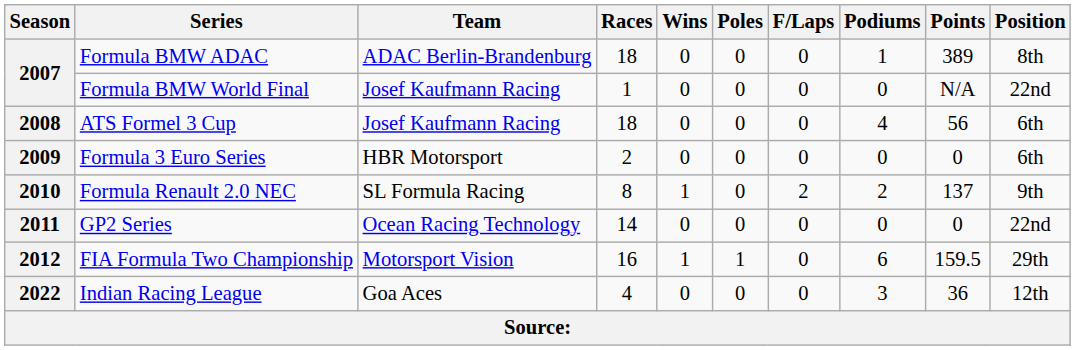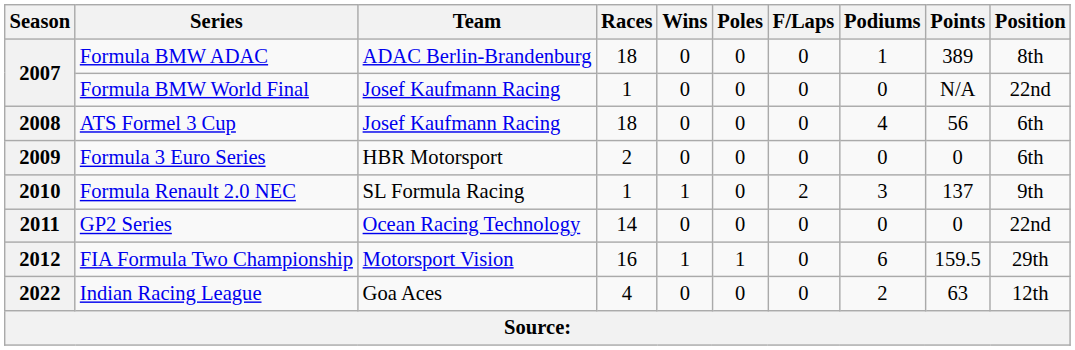(627, 191) 8 -> (627, 191) 1
(882, 191) 2 -> (882, 191) 3
(882, 293) 3 -> (882, 293) 2
(958, 293) 36 -> (958, 293) 63
